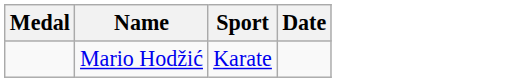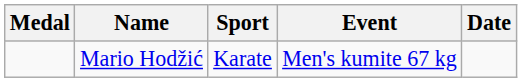+ column: (369, 22)
